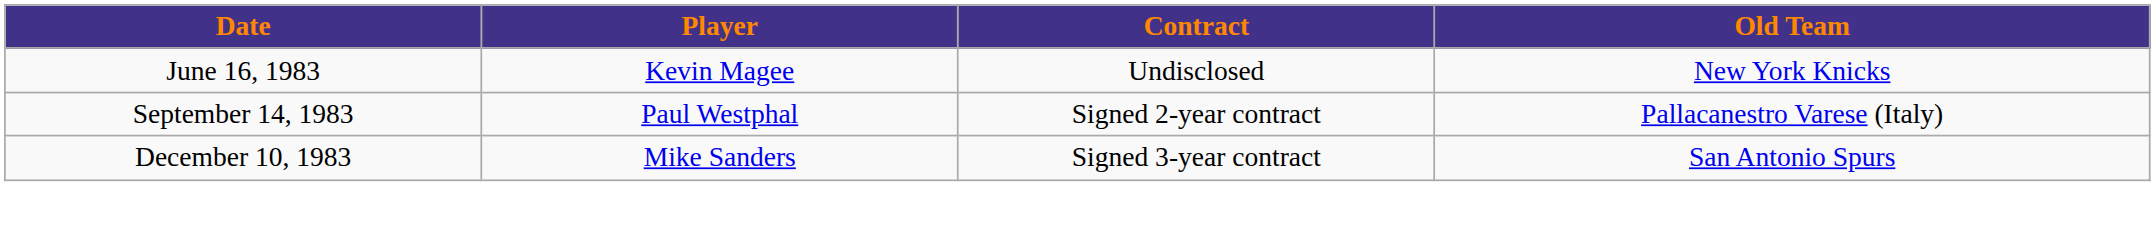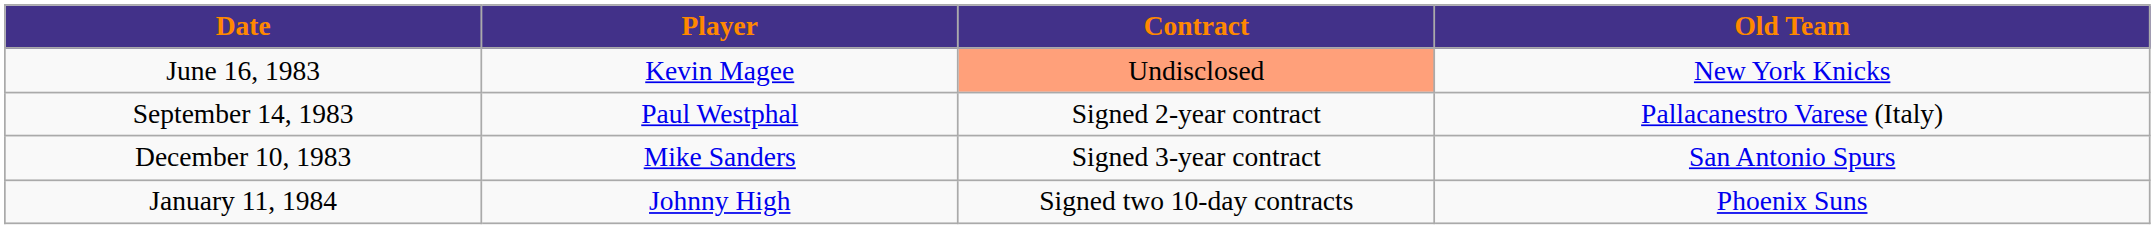(1196, 69) no background -> (1196, 69) lightsalmon background
+ row: (243, 200)
